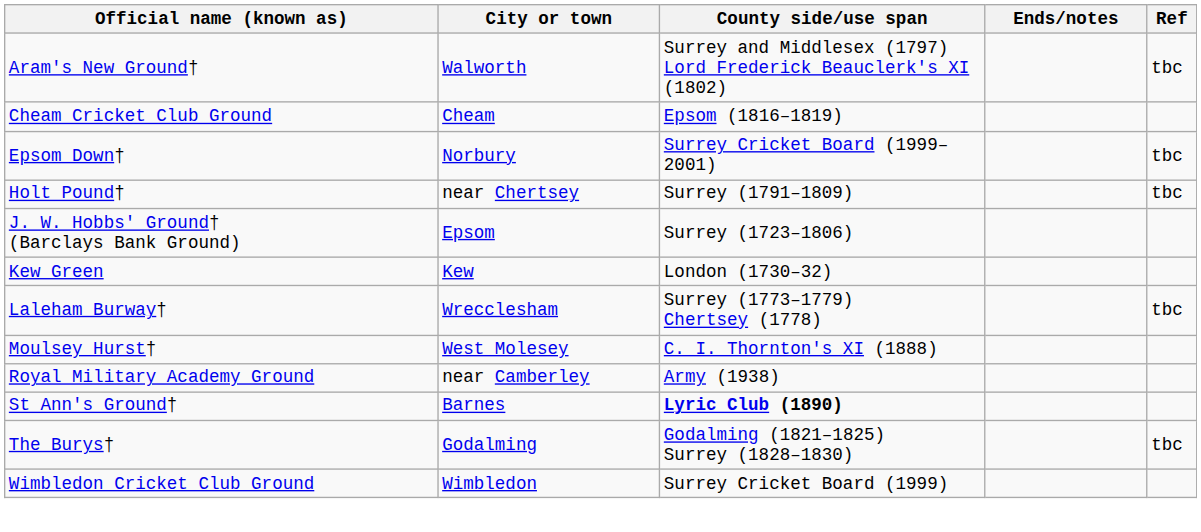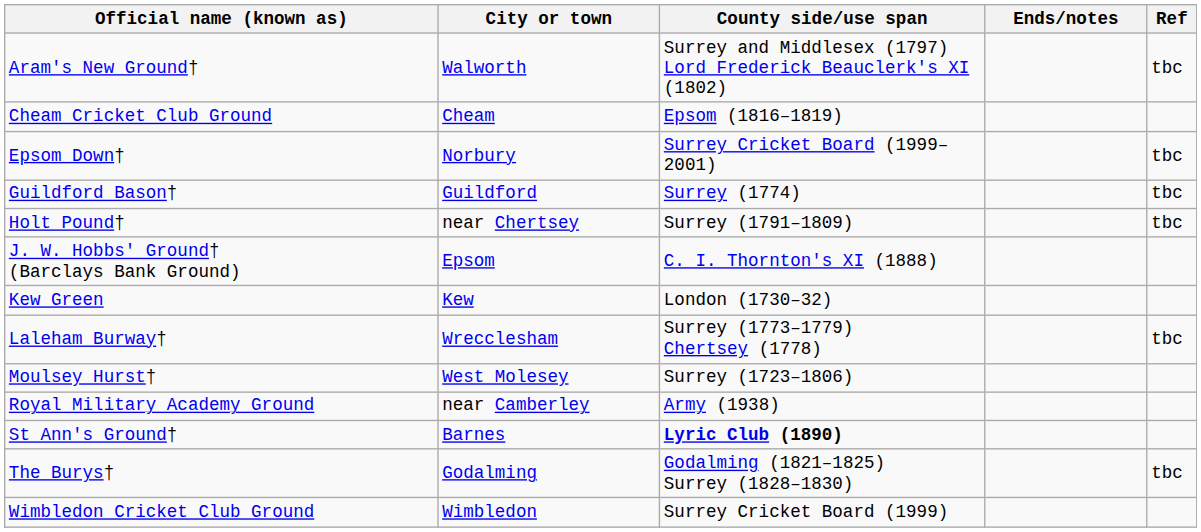+ row: (93, 194)
(759, 233) Surrey (1723–1806) -> (801, 261) C. I. Thornton's XI (1888)
(801, 349) C. I. Thornton's XI (1888) -> (759, 378) Surrey (1723–1806)
